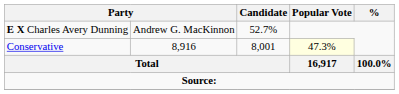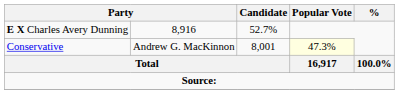(184, 30) Andrew G. MacKinnon -> (184, 30) 8,916
(184, 47) 8,916 -> (184, 47) Andrew G. MacKinnon
